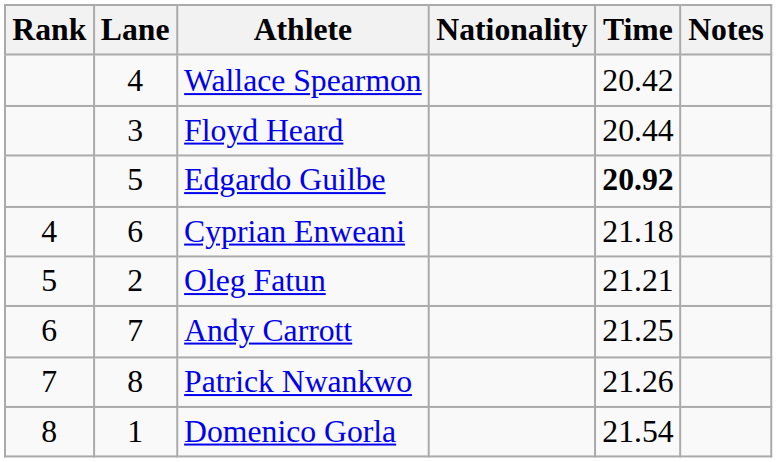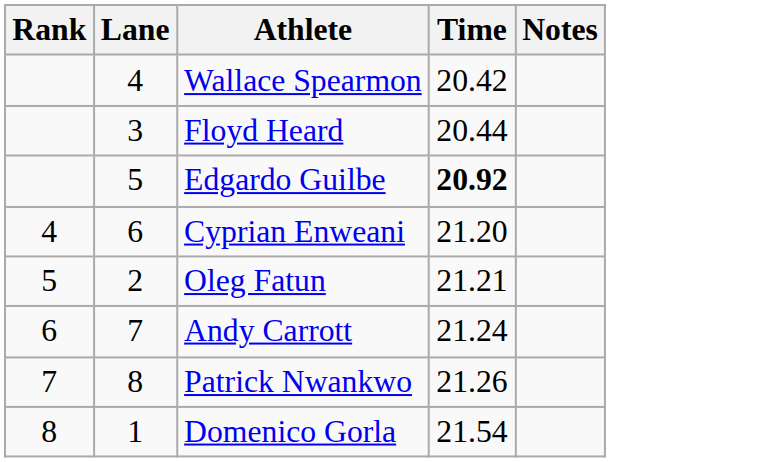- column: (512, 29)
(638, 230) 21.18 -> (472, 230) 21.20
(638, 331) 21.25 -> (472, 331) 21.24
